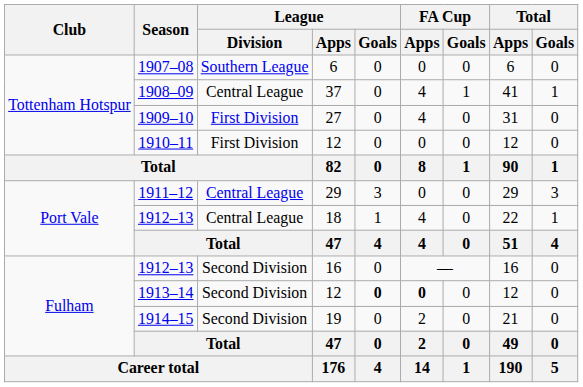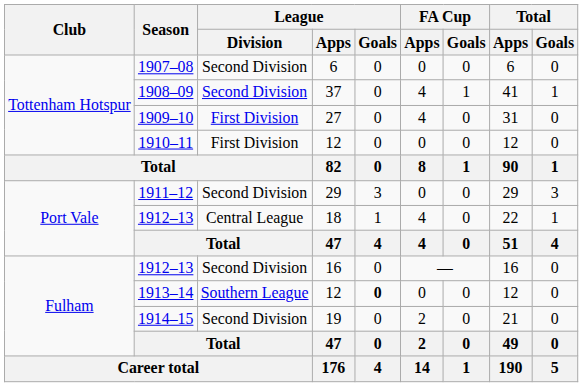(255, 67) Southern League -> (255, 67) Second Division
(255, 92) Central League -> (255, 92) Second Division
(255, 192) Central League -> (255, 192) Second Division
(255, 293) Second Division -> (255, 293) Southern League
(422, 293) bold -> (422, 293) normal
